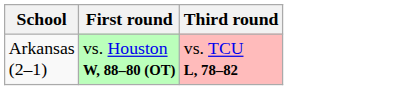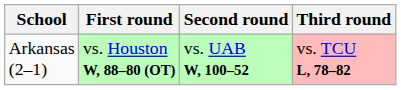+ column: (236, 19)
